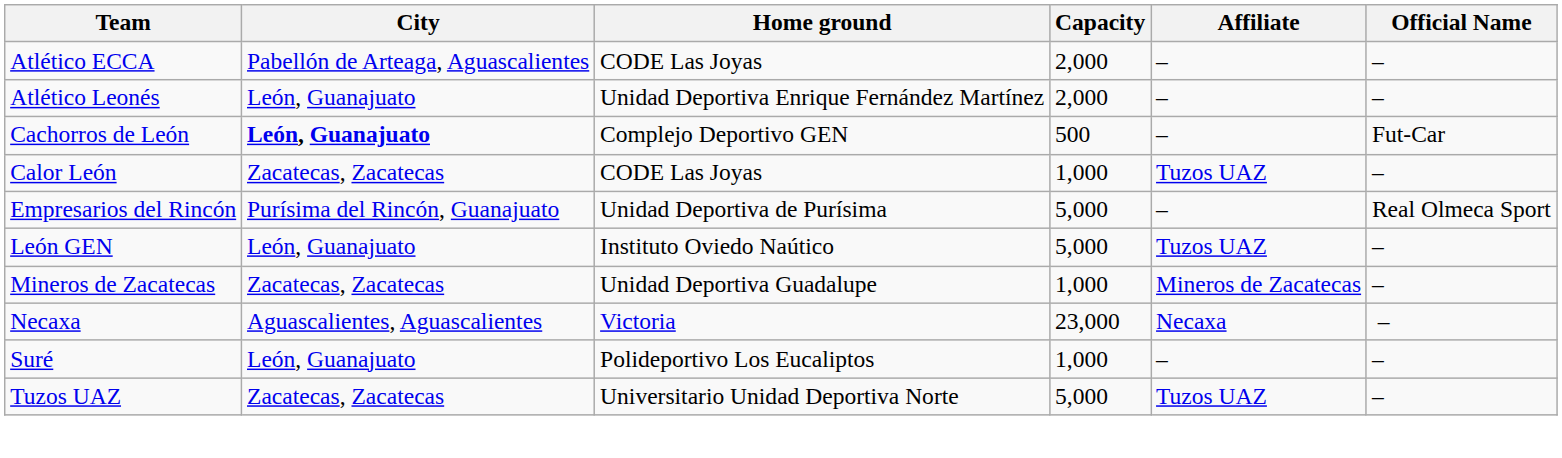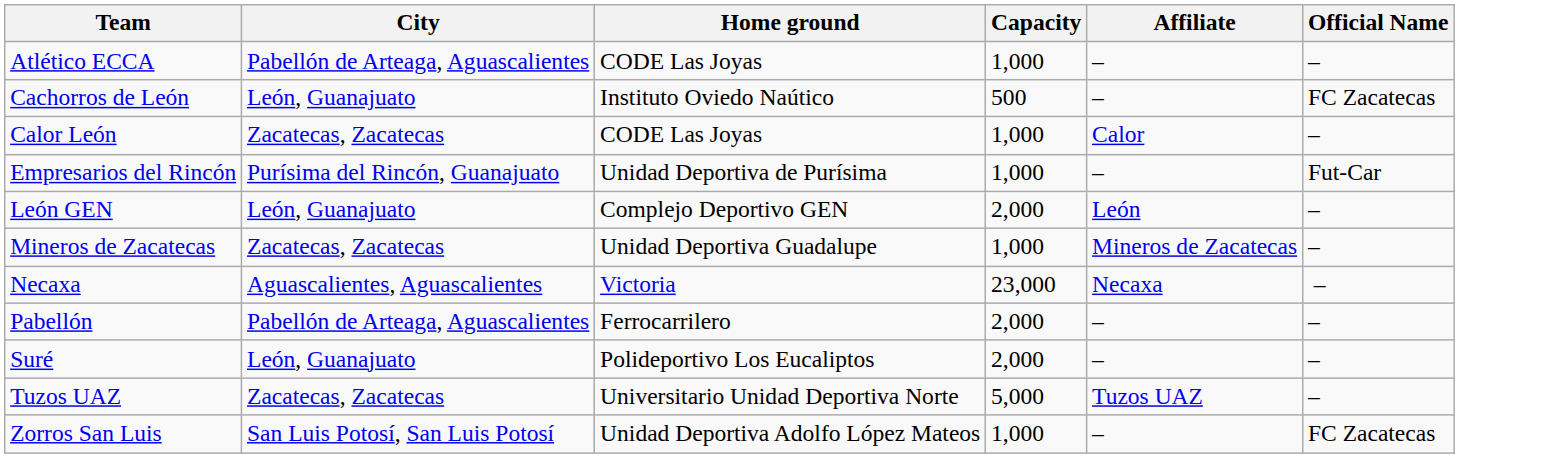(1082, 60) 2,000 -> (1018, 60) 1,000
- row: (85, 97)
(338, 135) bold -> (331, 97) normal
(724, 135) Complejo Deportivo GEN -> (717, 97) Instituto Oviedo Naútico
(1409, 135) Fut-Car -> (1372, 97) FC Zacatecas
(1211, 172) Tuzos UAZ -> (1118, 135) Calor
(1082, 209) 5,000 -> (1018, 172) 1,000
(1461, 209) Real Olmeca Sport -> (1345, 172) Fut-Car
(717, 246) Instituto Oviedo Naútico -> (724, 209) Complejo Deportivo GEN
(1082, 246) 5,000 -> (1018, 209) 2,000
(1211, 246) Tuzos UAZ -> (1116, 209) León
+ row: (51, 321)
(1082, 358) 1,000 -> (1018, 358) 2,000
+ row: (86, 433)
